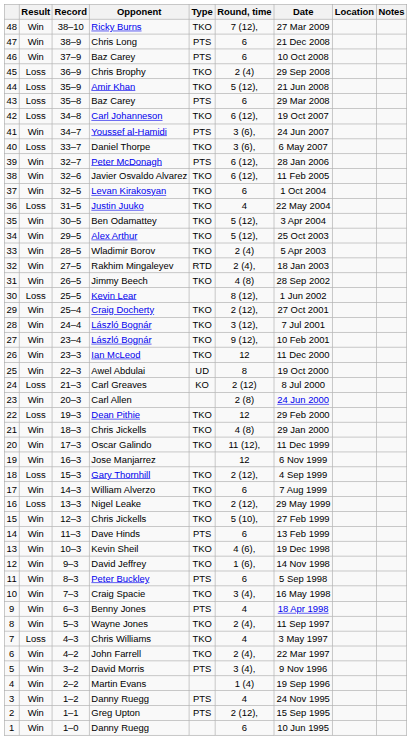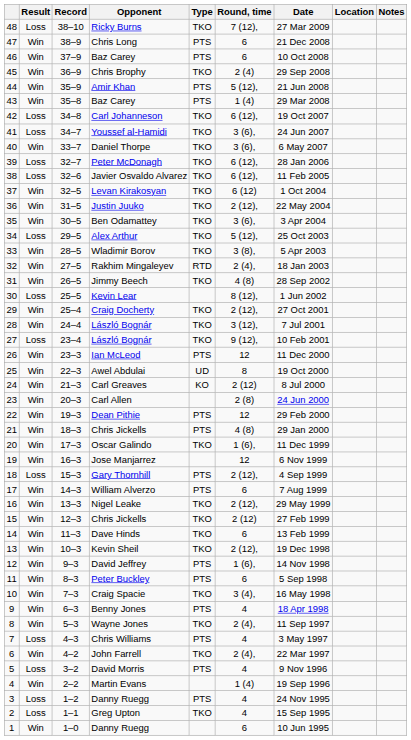(36, 27) Win -> (36, 27) Loss
(36, 72) Loss -> (36, 72) Win
(36, 87) Loss -> (36, 87) Win
(202, 87) TKO -> (202, 87) PTS
(36, 101) Loss -> (36, 101) Win
(244, 101) 6 -> (244, 101) 1 (4)
(36, 131) Win -> (36, 131) Loss
(202, 131) PTS -> (202, 131) TKO
(36, 146) Loss -> (36, 146) Win
(36, 161) Win -> (36, 161) Loss
(202, 161) PTS -> (202, 161) TKO
(36, 176) Win -> (36, 176) Loss
(244, 191) 6 -> (244, 191) 6 (12)
(36, 206) Loss -> (36, 206) Win
(244, 206) 4 -> (244, 206) 2 (12),
(244, 221) 5 (12), -> (244, 221) 3 (6),
(36, 236) Win -> (36, 236) Loss
(244, 251) 2 (4) -> (244, 251) 3 (8),
(36, 340) Win -> (36, 340) Loss
(202, 355) TKO -> (202, 355) PTS
(36, 385) Loss -> (36, 385) Win
(36, 415) Loss -> (36, 415) Win
(202, 415) TKO -> (202, 415) PTS
(202, 430) TKO -> (202, 430) PTS
(244, 445) 11 (12), -> (244, 445) 1 (6),
(202, 474) TKO -> (202, 474) PTS
(202, 489) TKO -> (202, 489) PTS
(36, 504) Loss -> (36, 504) Win
(244, 519) 5 (10), -> (244, 519) 2 (12)
(202, 534) PTS -> (202, 534) TKO
(244, 549) 4 (6), -> (244, 549) 2 (12),
(202, 564) TKO -> (202, 564) PTS
(202, 639) TKO -> (202, 639) PTS
(36, 668) Win -> (36, 668) Loss
(244, 668) 3 (4), -> (244, 668) 4
(36, 698) Win -> (36, 698) Loss
(36, 713) Win -> (36, 713) Loss
(202, 713) PTS -> (202, 713) TKO
(244, 713) 2 (12), -> (244, 713) 4
